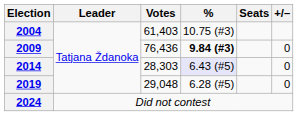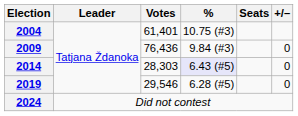(161, 31) 61,403 -> (161, 31) 61,401
(212, 48) bold -> (212, 48) normal
(161, 84) 29,048 -> (161, 84) 29,546
